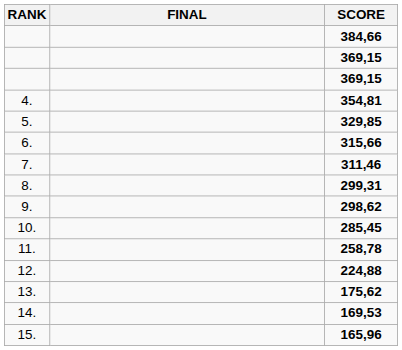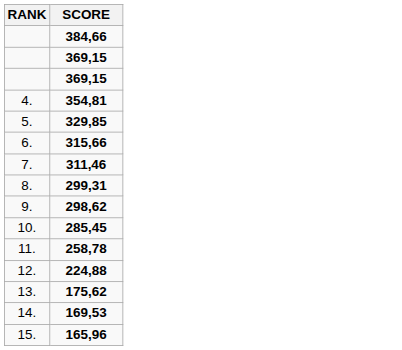- column: (187, 15)
